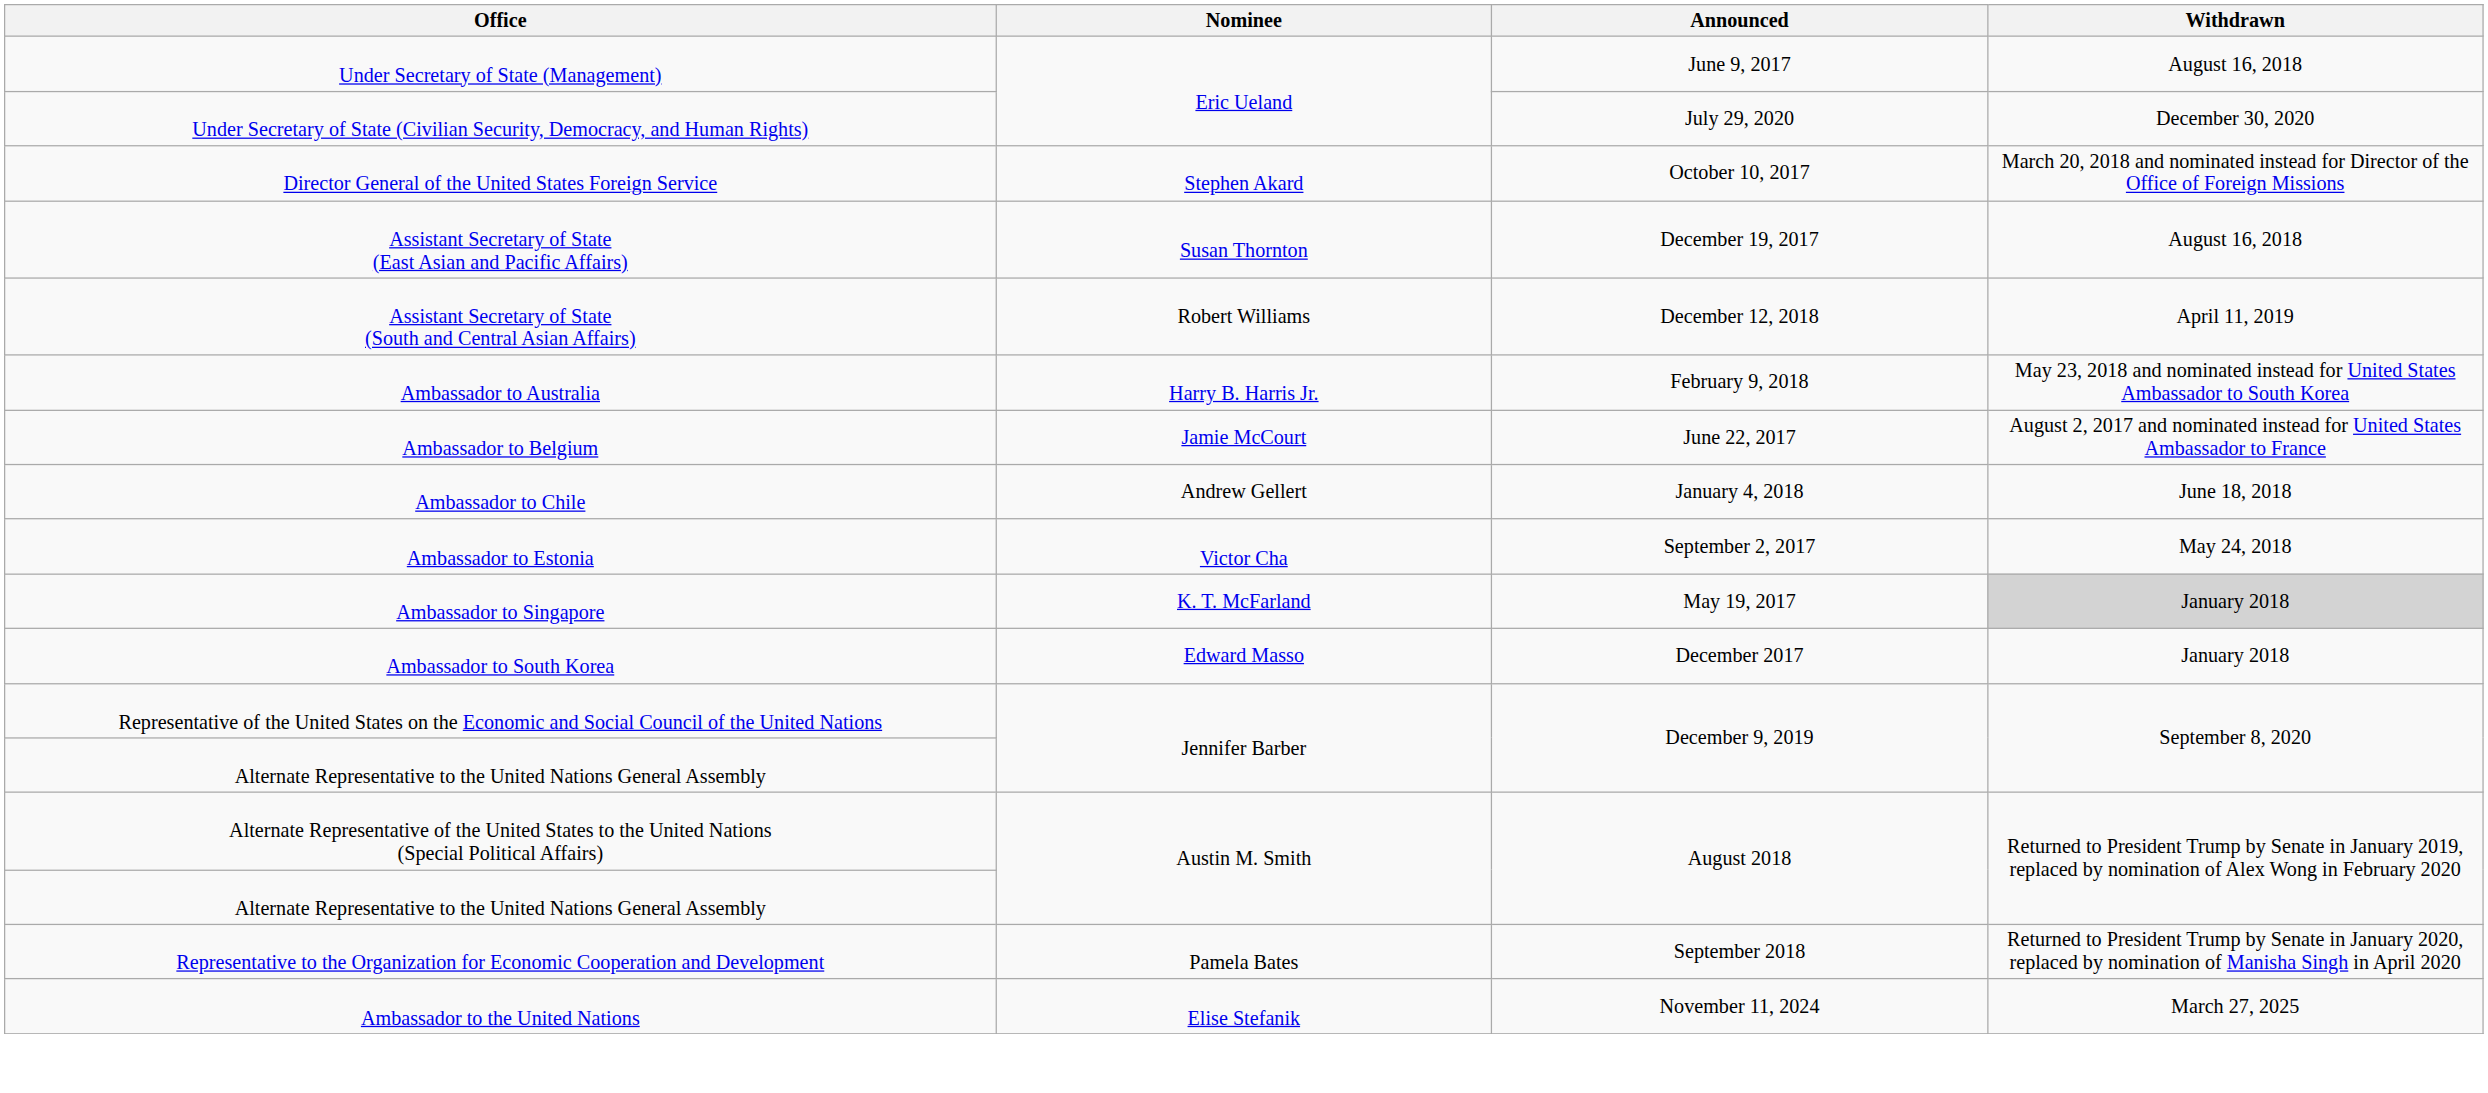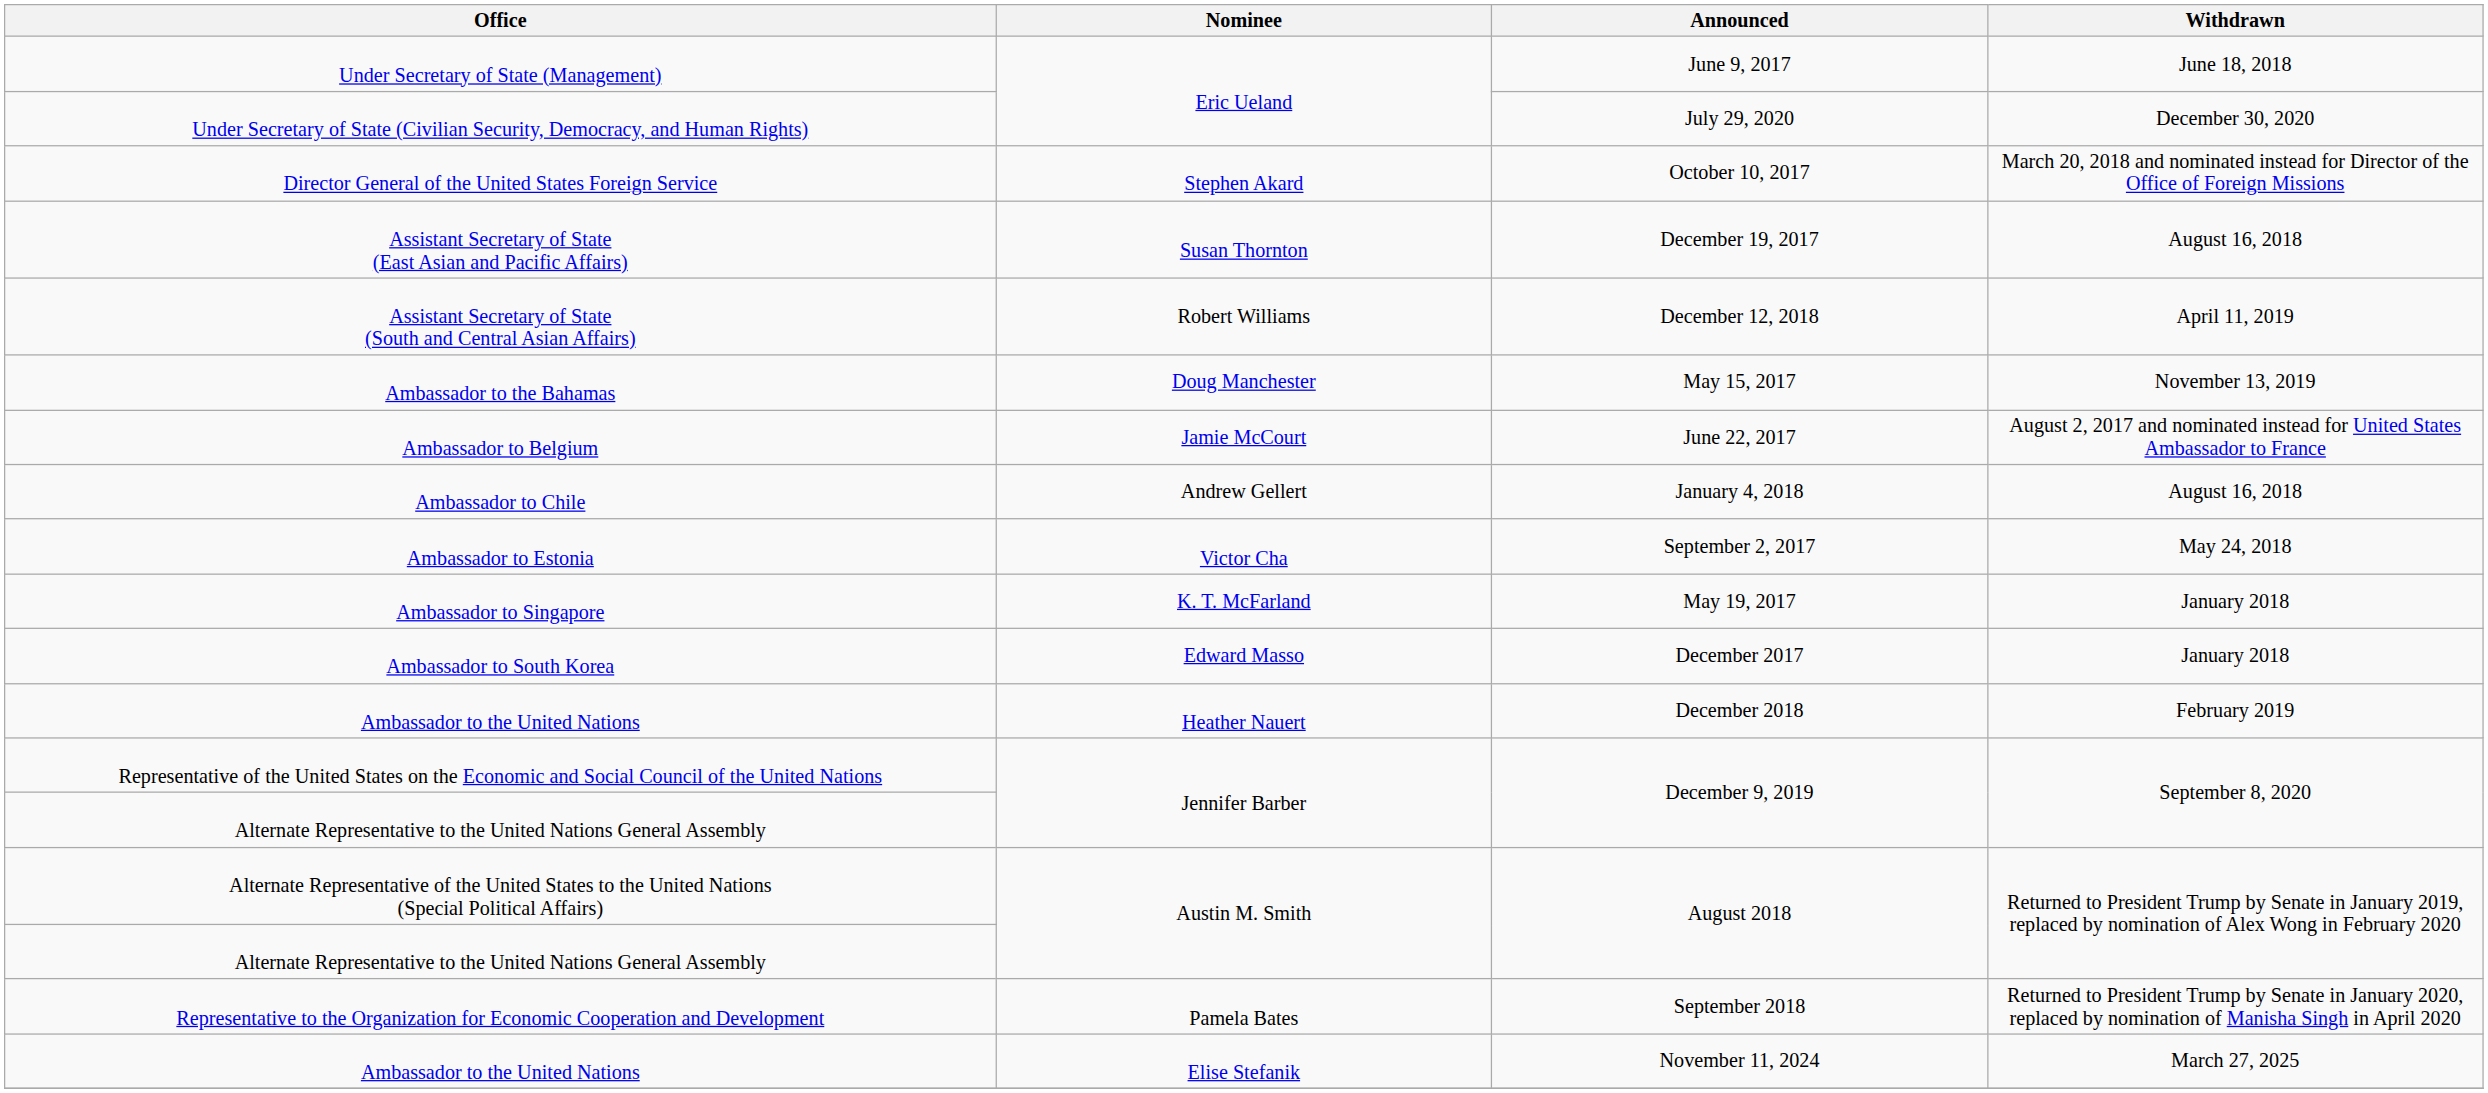(2235, 63) August 16, 2018 -> (2235, 63) June 18, 2018
- row: (500, 393)
+ row: (500, 393)
(2235, 491) June 18, 2018 -> (2235, 491) August 16, 2018
(2235, 601) lightgrey background -> (2235, 601) no background
+ row: (500, 721)
